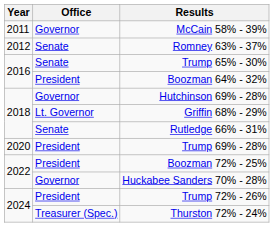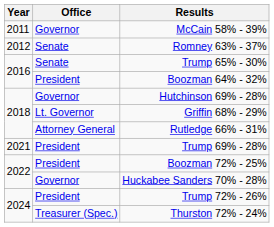(52, 130) Senate -> (75, 130) Attorney General
(19, 146) 2020 -> (19, 146) 2021
